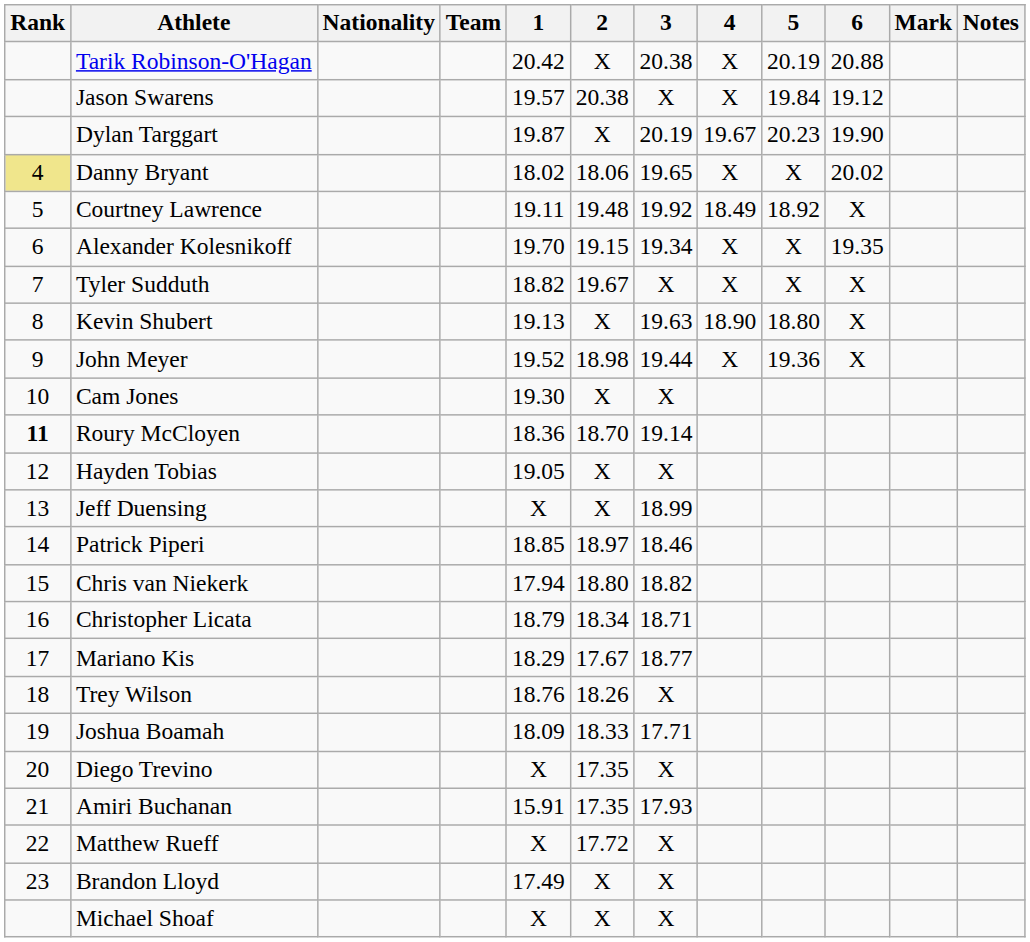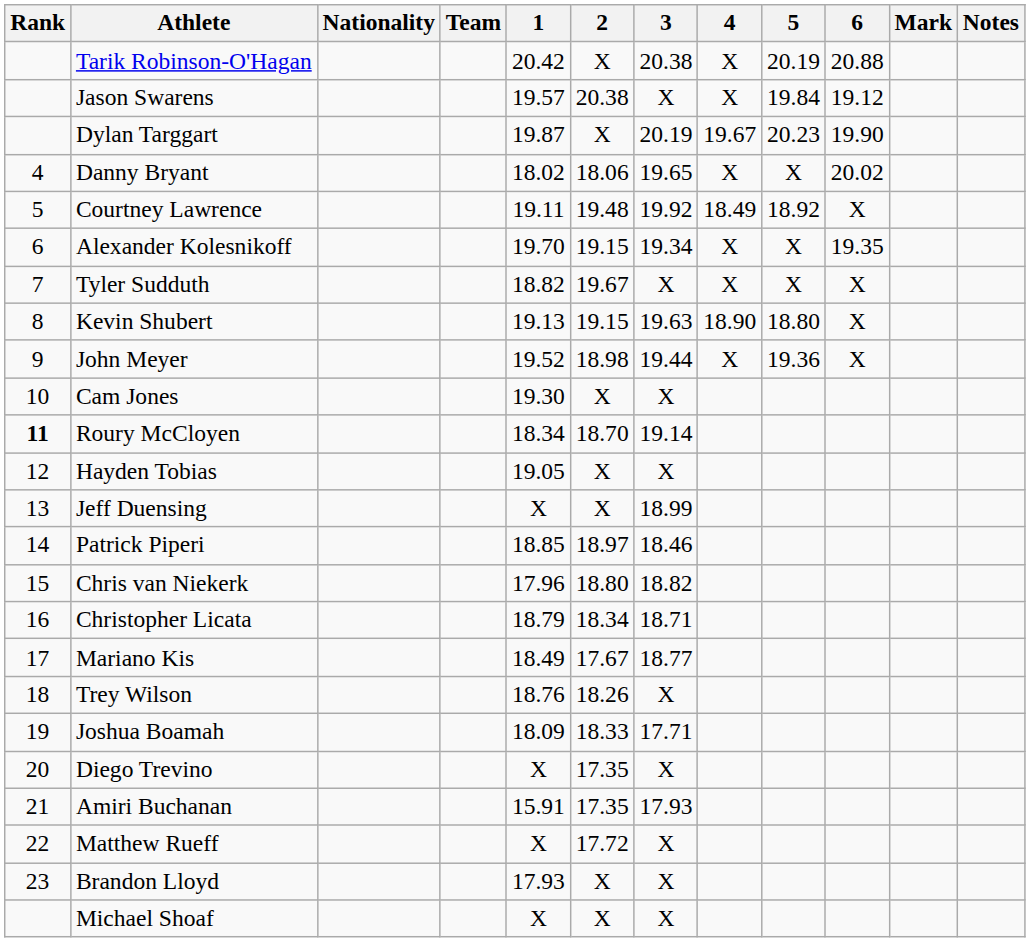(38, 172) khaki background -> (38, 172) no background
(602, 321) X -> (602, 321) 19.15
(538, 433) 18.36 -> (538, 433) 18.34
(538, 582) 17.94 -> (538, 582) 17.96
(538, 657) 18.29 -> (538, 657) 18.49
(538, 881) 17.49 -> (538, 881) 17.93
